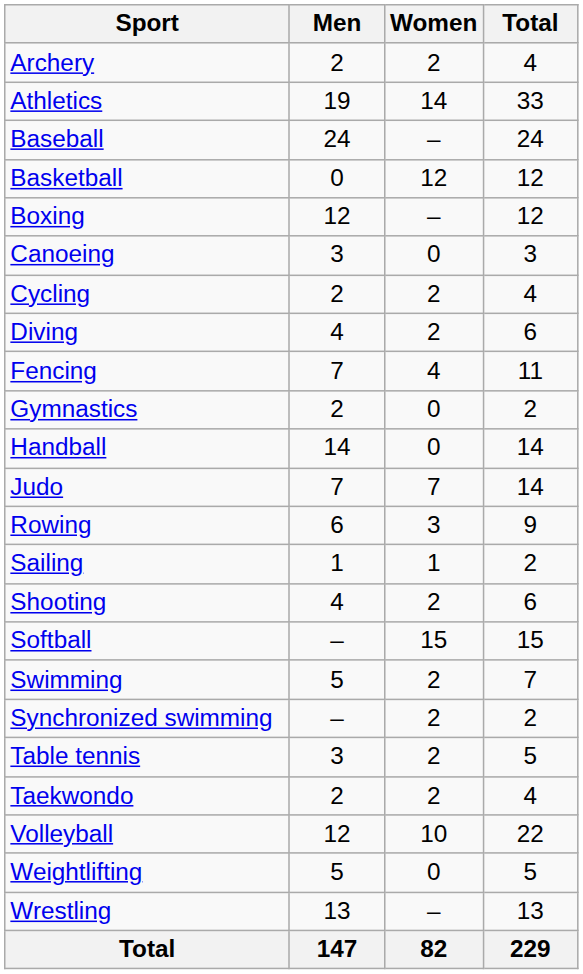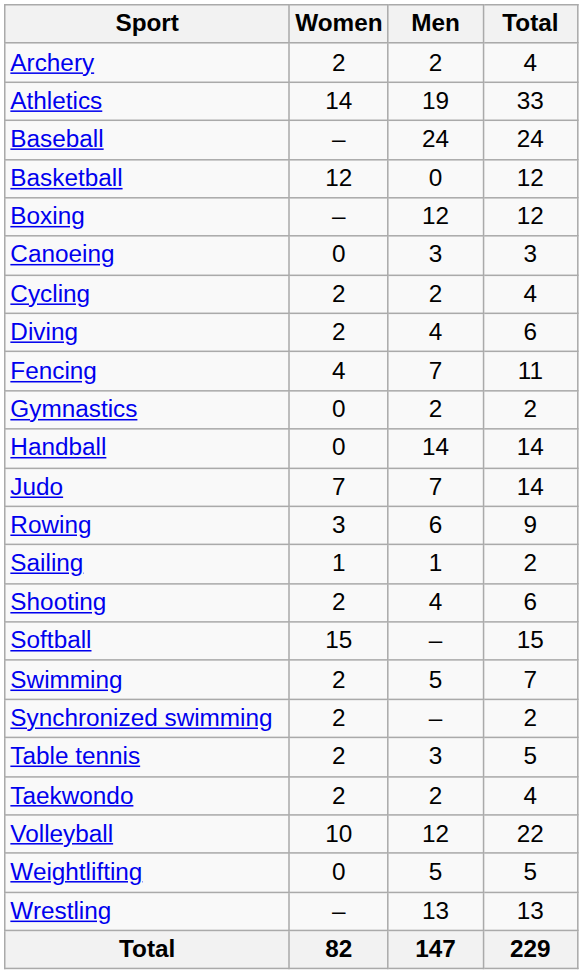columns swapped: (337, 23) <-> (434, 23)
